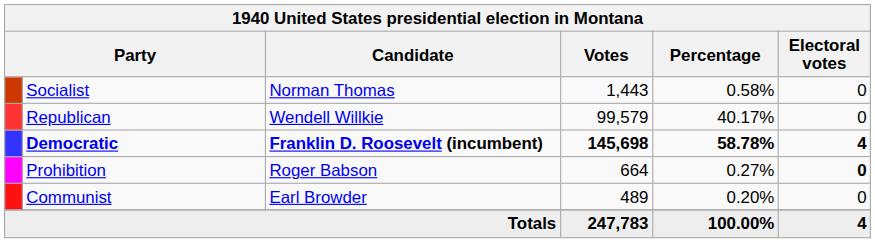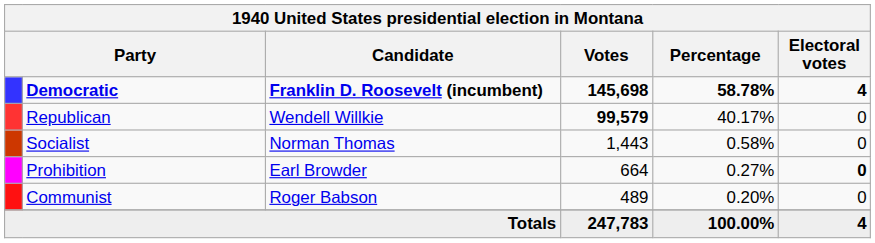rows swapped: (72, 144) <-> (58, 90)
(623, 117) normal -> (623, 117) bold
(323, 171) Roger Babson -> (318, 171) Earl Browder
(318, 197) Earl Browder -> (323, 197) Roger Babson
